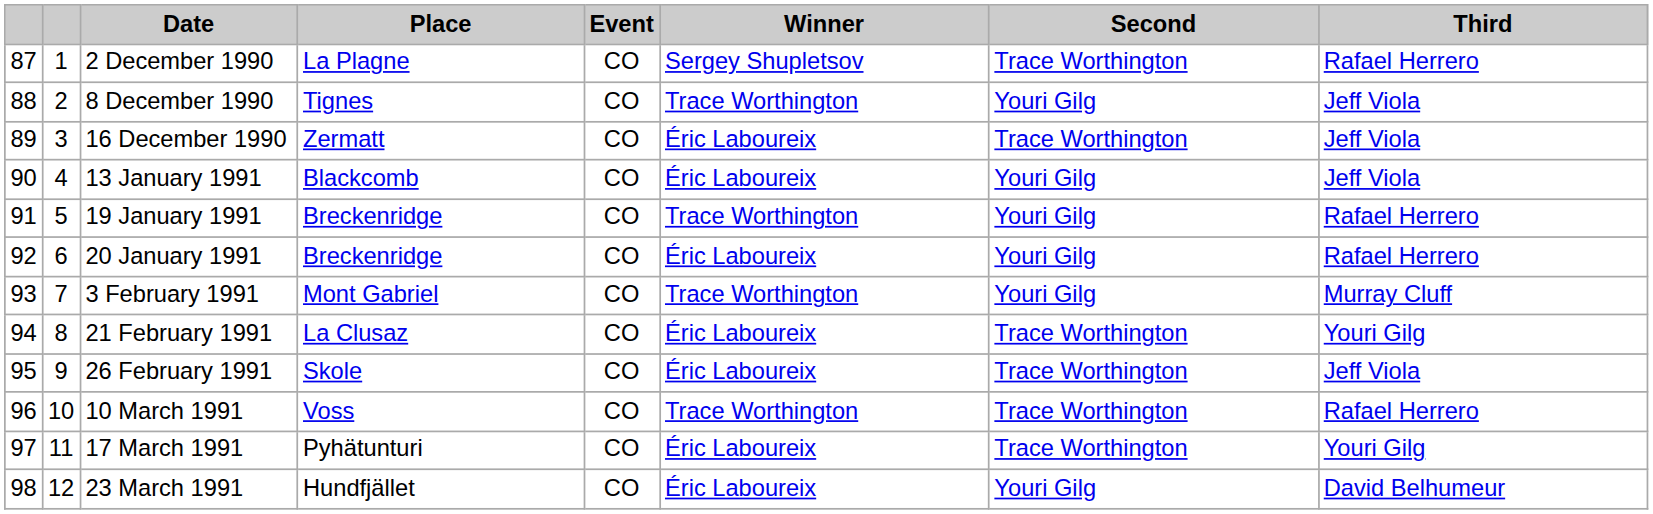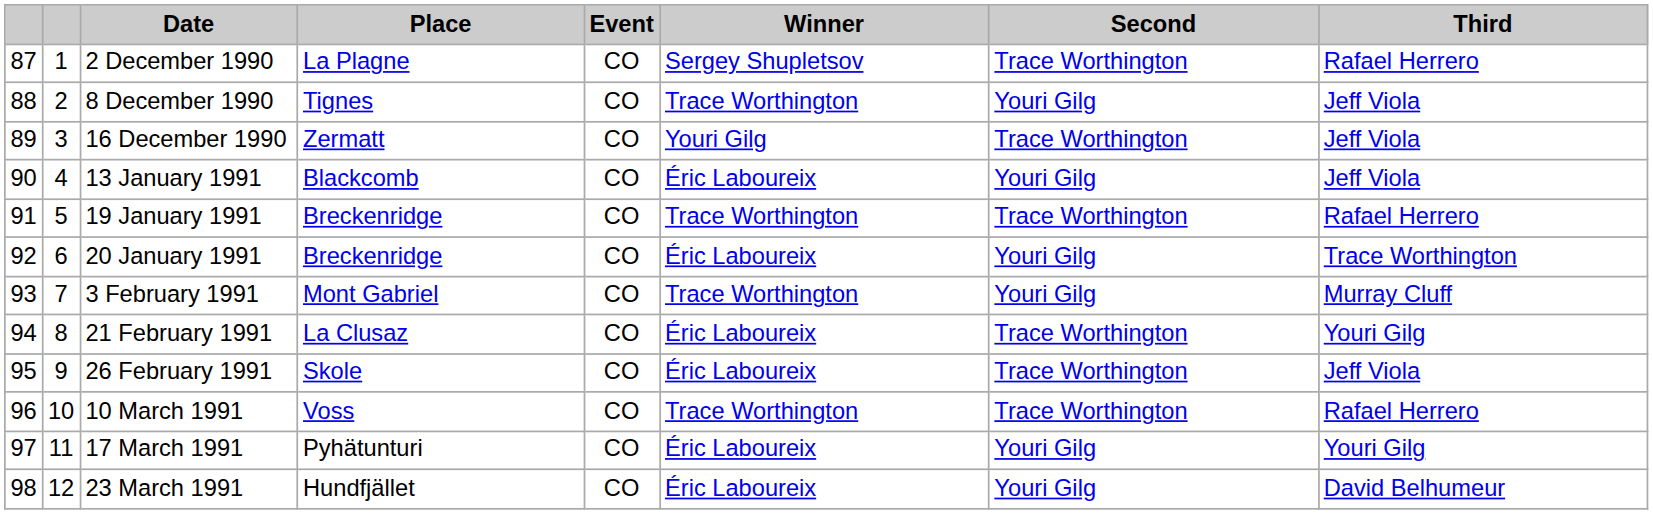(741, 139) Éric Laboureix -> (716, 139) Youri Gilg
(1045, 217) Youri Gilg -> (1091, 217) Trace Worthington
(1401, 255) Rafael Herrero -> (1420, 255) Trace Worthington
(1091, 449) Trace Worthington -> (1045, 449) Youri Gilg
